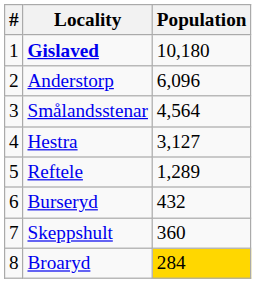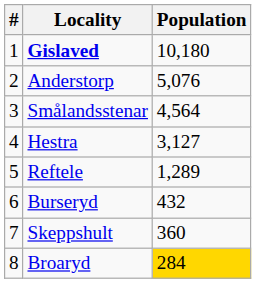(178, 80) 6,096 -> (178, 80) 5,076
